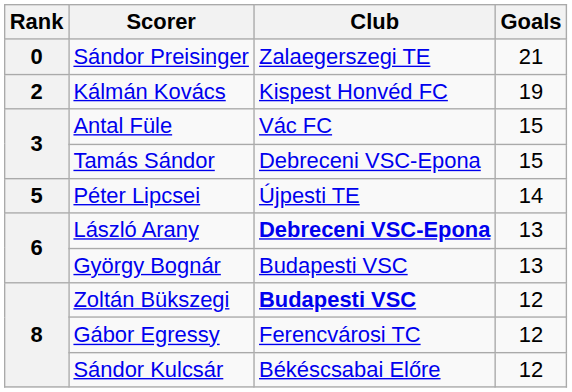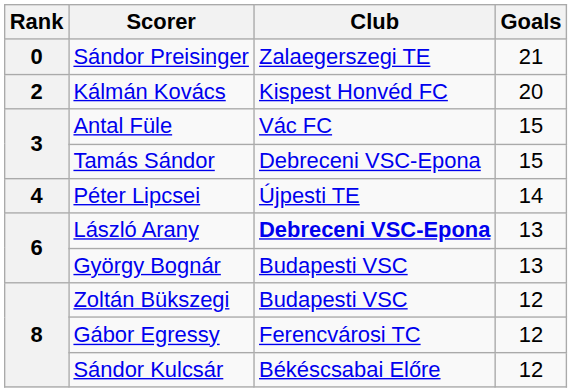(531, 91) 19 -> (531, 91) 20
(37, 195) 5 -> (37, 195) 4
(338, 299) bold -> (333, 299) normal
